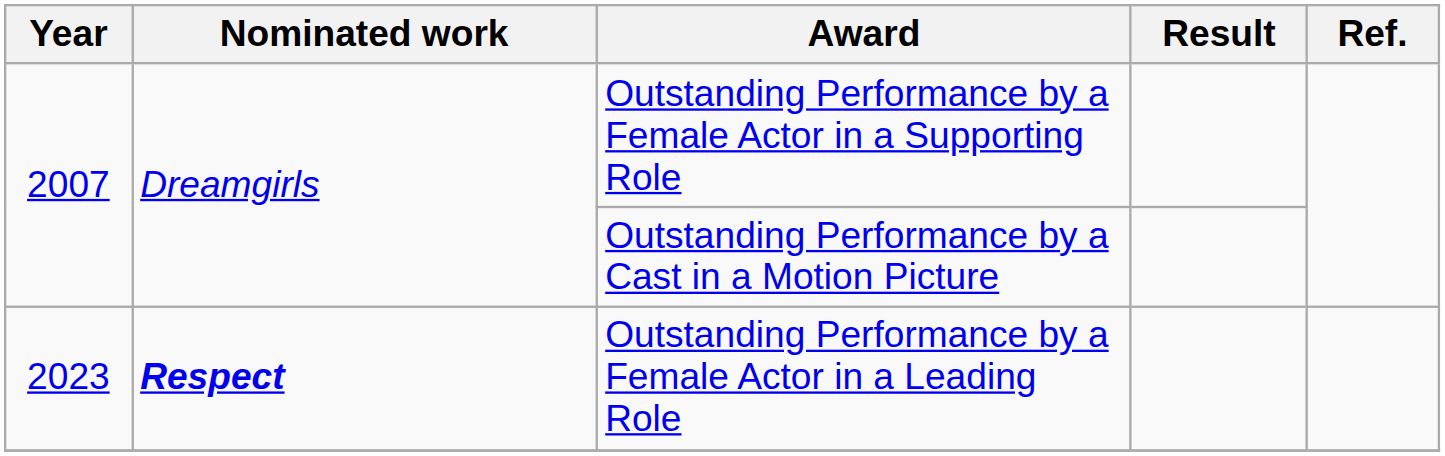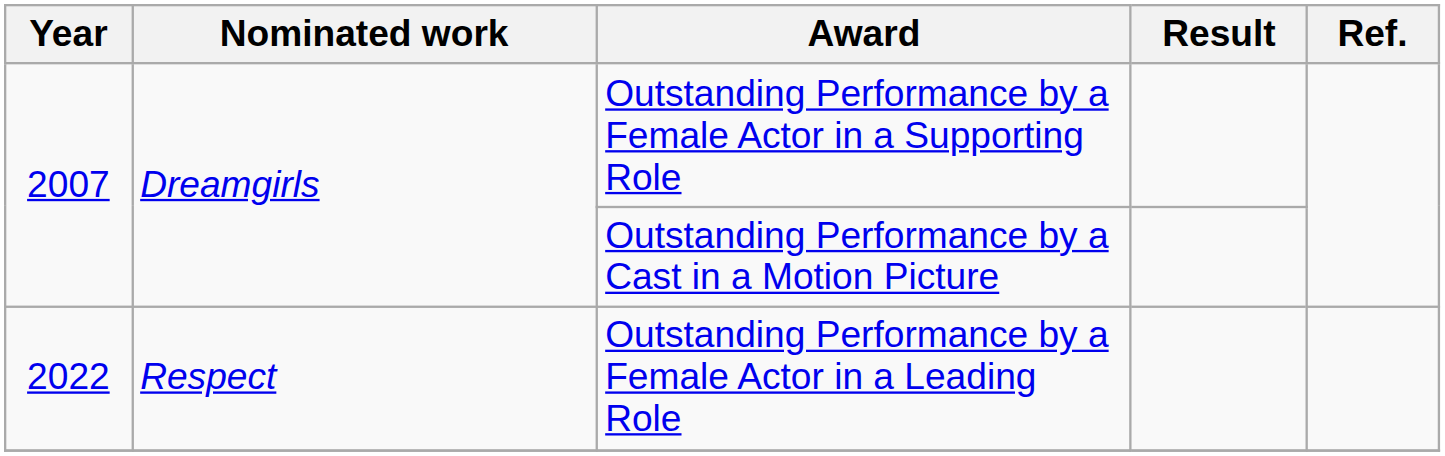(68, 377) 2023 -> (68, 377) 2022
(212, 377) bold -> (208, 377) normal
